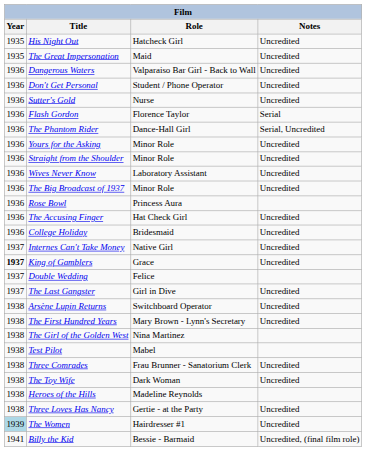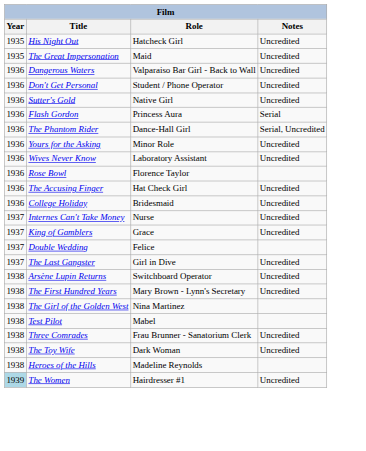(143, 100) Nurse -> (153, 100) Native Girl
(161, 115) Florence Taylor -> (157, 115) Princess Aura
- row: (76, 159)
- row: (76, 188)
(157, 203) Princess Aura -> (161, 174) Florence Taylor
(153, 247) Native Girl -> (143, 218) Nurse
(15, 262) bold -> (15, 233) normal
- row: (71, 409)
- row: (51, 439)
